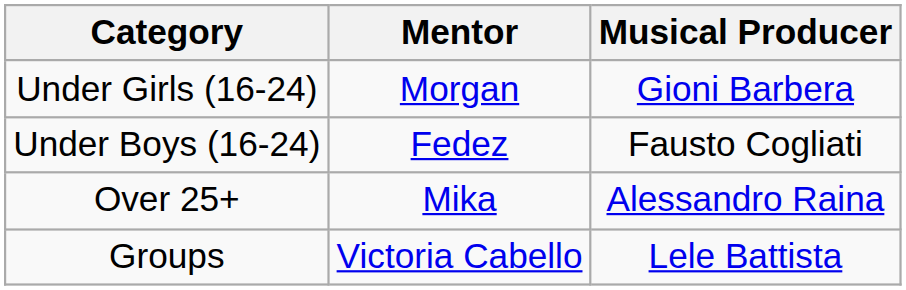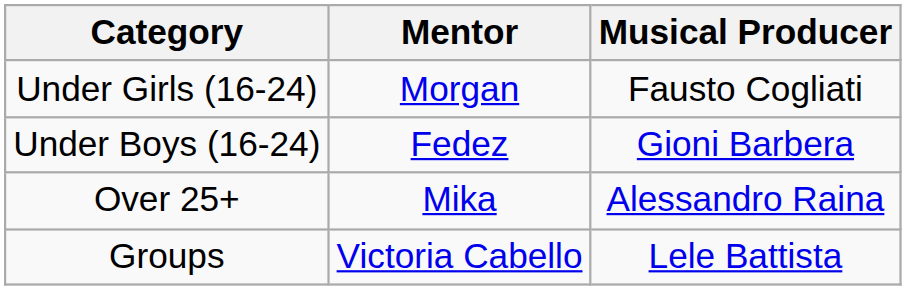(745, 88) Gioni Barbera -> (745, 88) Fausto Cogliati
(745, 144) Fausto Cogliati -> (745, 144) Gioni Barbera
